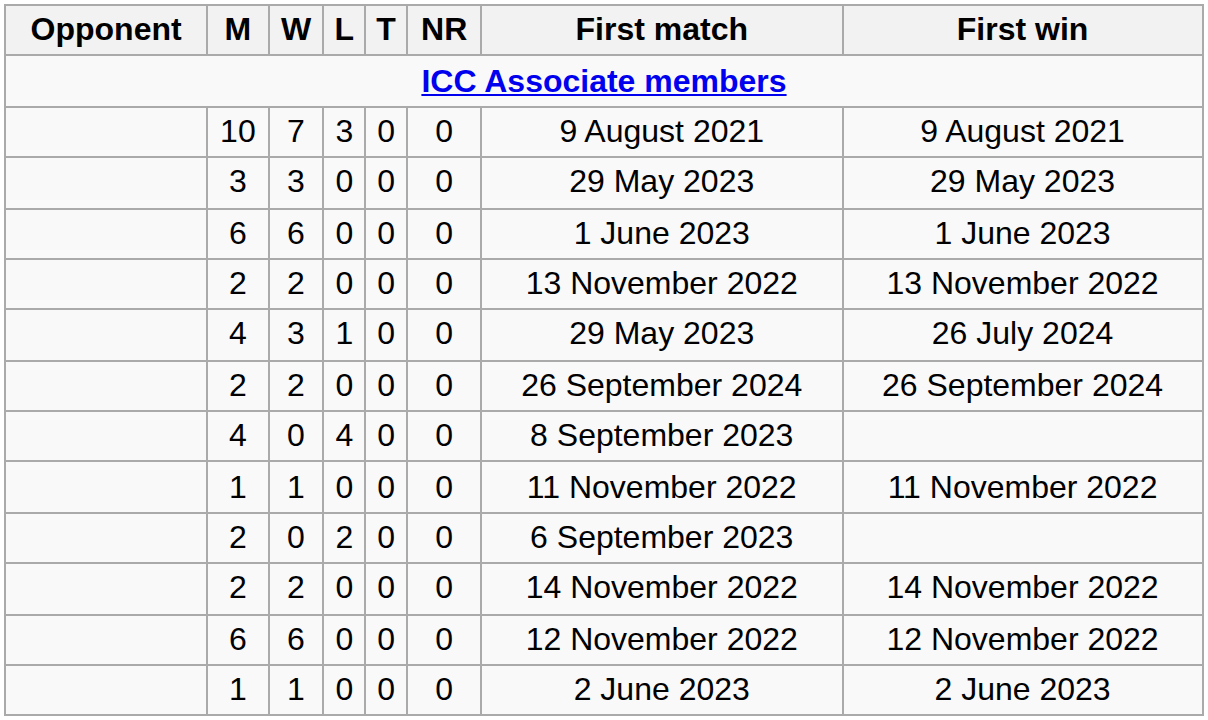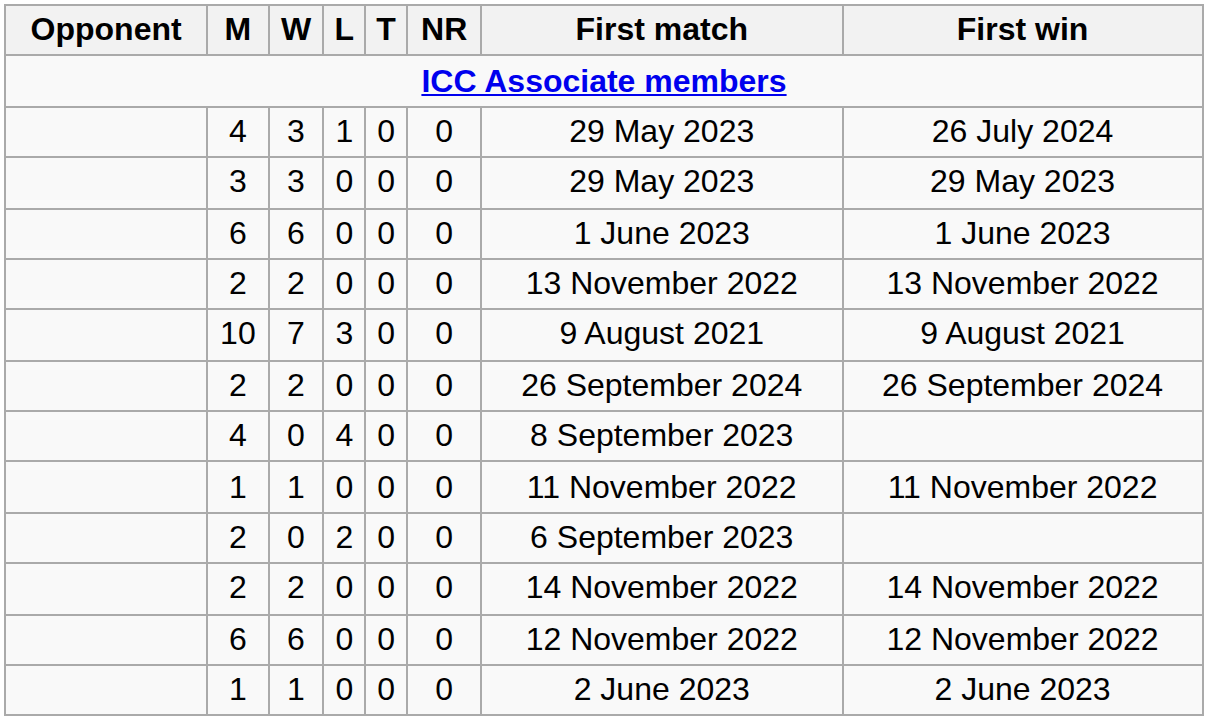rows swapped: (238, 131) <-> (238, 334)
